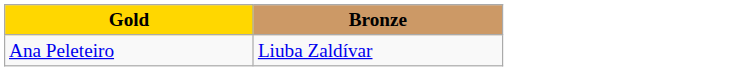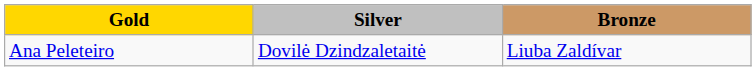+ column: (378, 19)
